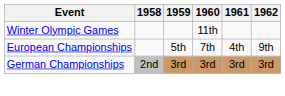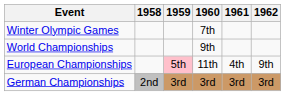(208, 30) 11th -> (208, 30) 7th
+ row: (60, 47)
(178, 47) no background -> (178, 64) pink background
(208, 47) 7th -> (208, 64) 11th
